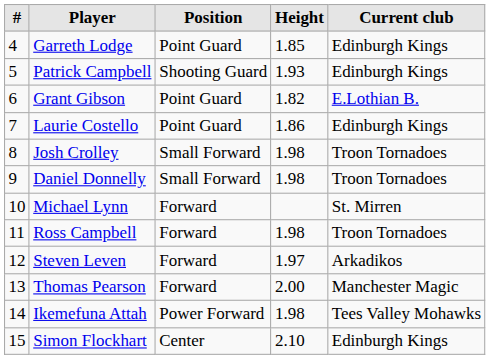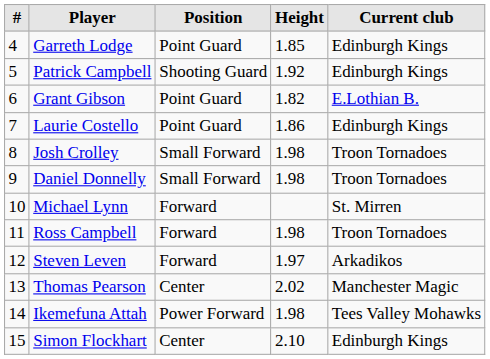(290, 71) 1.93 -> (290, 71) 1.92
(188, 286) Forward -> (182, 286) Center
(290, 286) 2.00 -> (290, 286) 2.02
